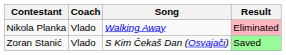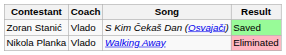rows swapped: (36, 27) <-> (34, 43)
